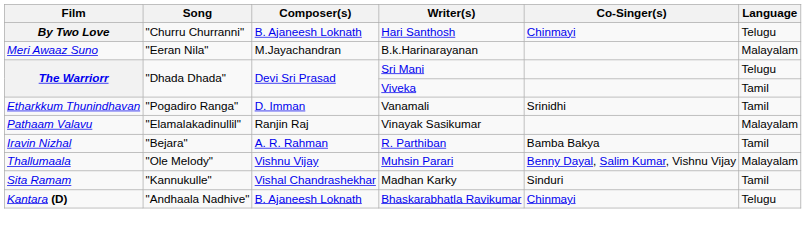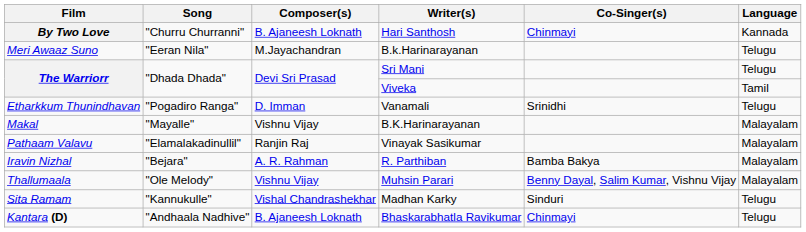(759, 32) Telugu -> (765, 32) Kannada
(770, 50) Malayalam -> (759, 50) Telugu
(755, 106) Tamil -> (759, 106) Telugu
+ row: (431, 124)
(755, 143) Tamil -> (770, 161) Malayalam
(755, 180) Tamil -> (759, 198) Telugu
